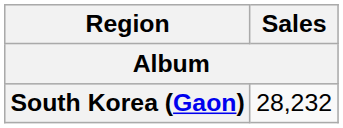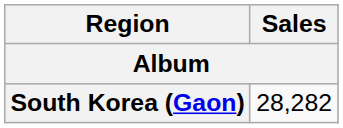(294, 102) 28,232 -> (294, 102) 28,282
